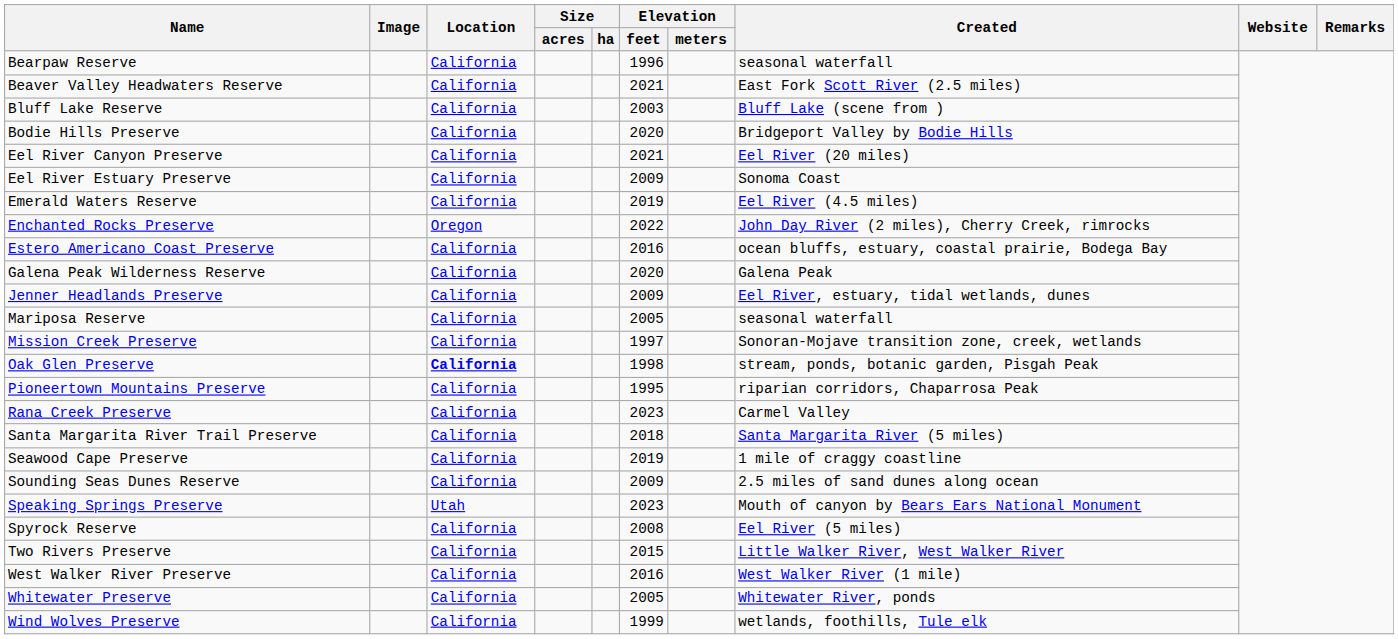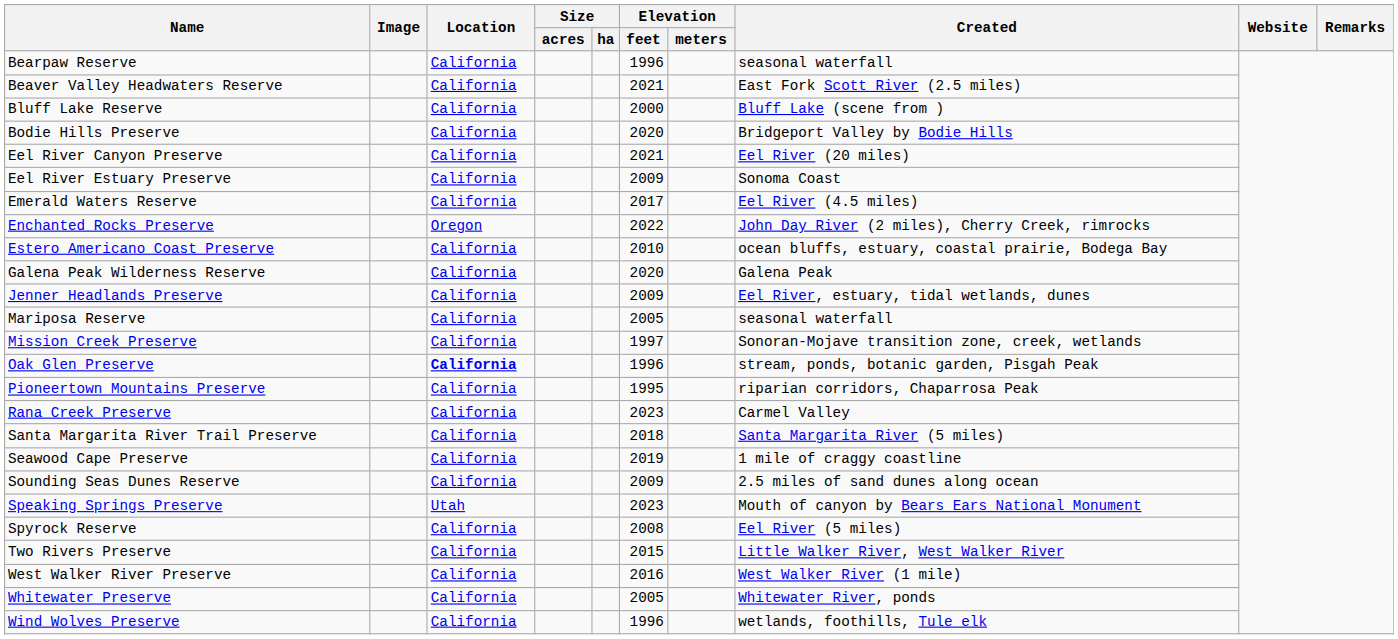(647, 109) 2003 -> (647, 109) 2000
(647, 203) 2019 -> (647, 203) 2017
(647, 249) 2016 -> (647, 249) 2010
(647, 366) 1998 -> (647, 366) 1996
(647, 622) 1999 -> (647, 622) 1996
